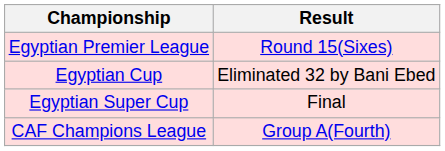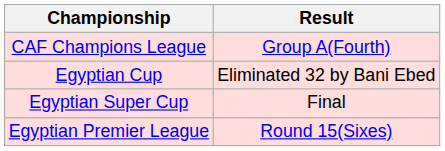rows swapped: (109, 46) <-> (109, 131)
